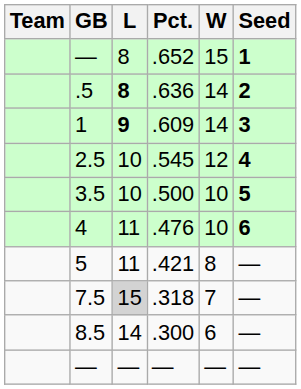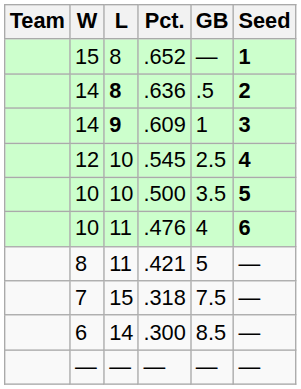columns swapped: (216, 21) <-> (91, 21)
(130, 297) lightgrey background -> (121, 297) no background
